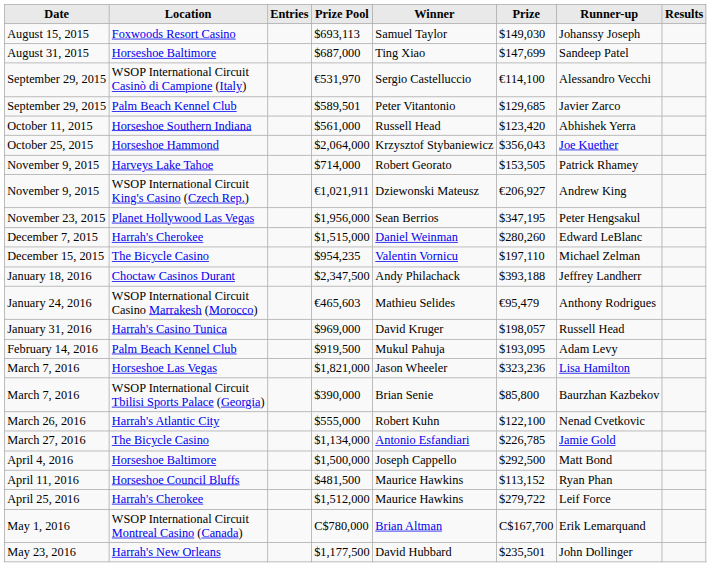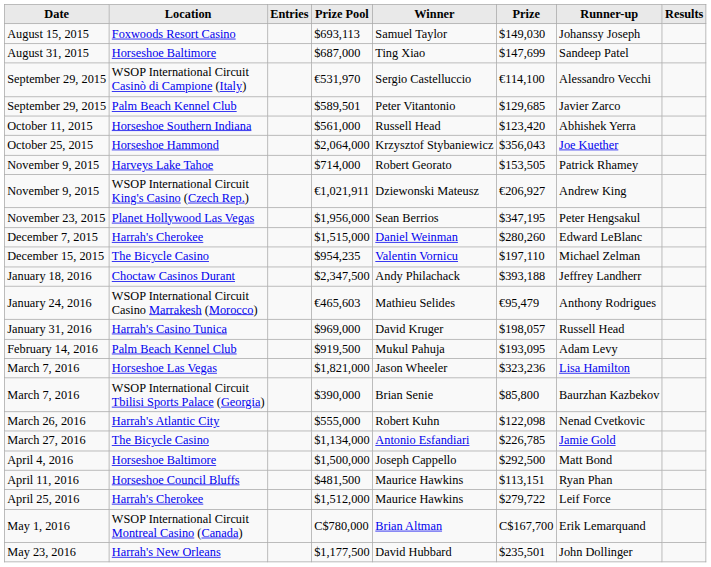(522, 421) $122,100 -> (522, 421) $122,098
(522, 480) $113,152 -> (522, 480) $113,151
